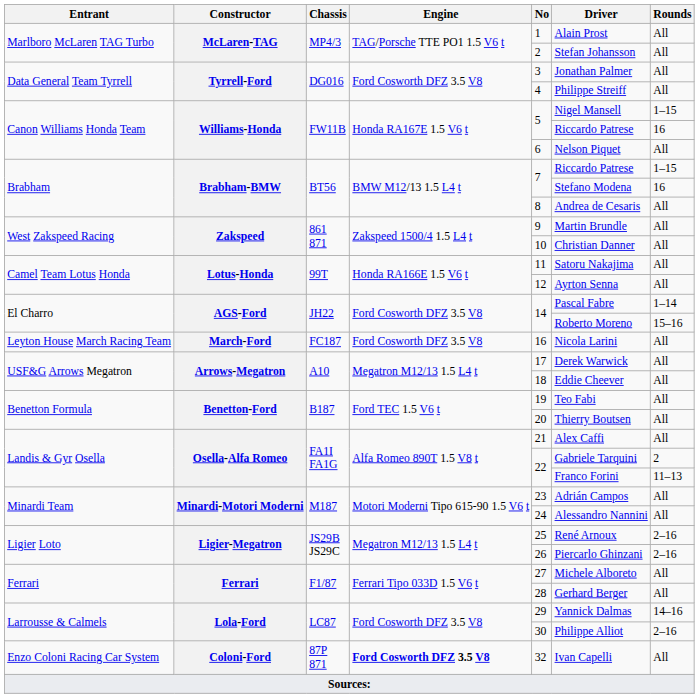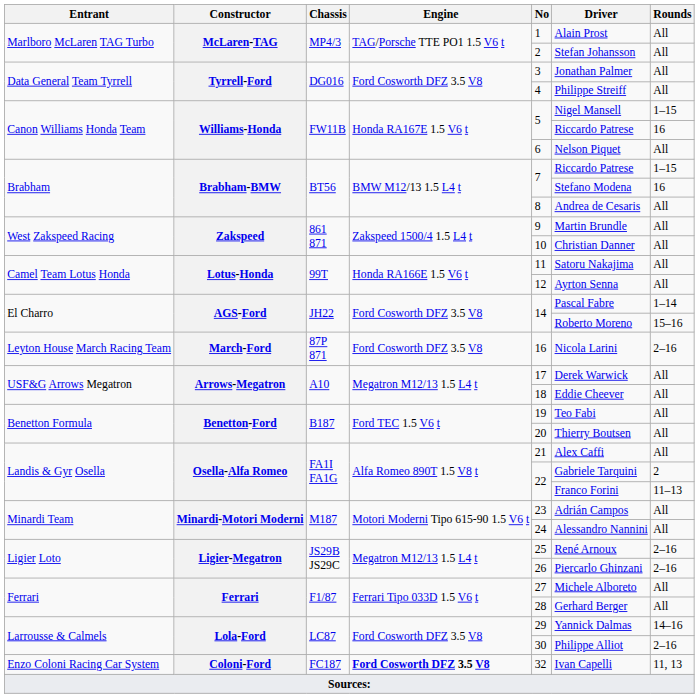(325, 341) FC187 -> (318, 348) 87P 871
(661, 341) All -> (665, 348) 2–16
(318, 657) 87P 871 -> (325, 664) FC187
(661, 657) All -> (668, 664) 11, 13
